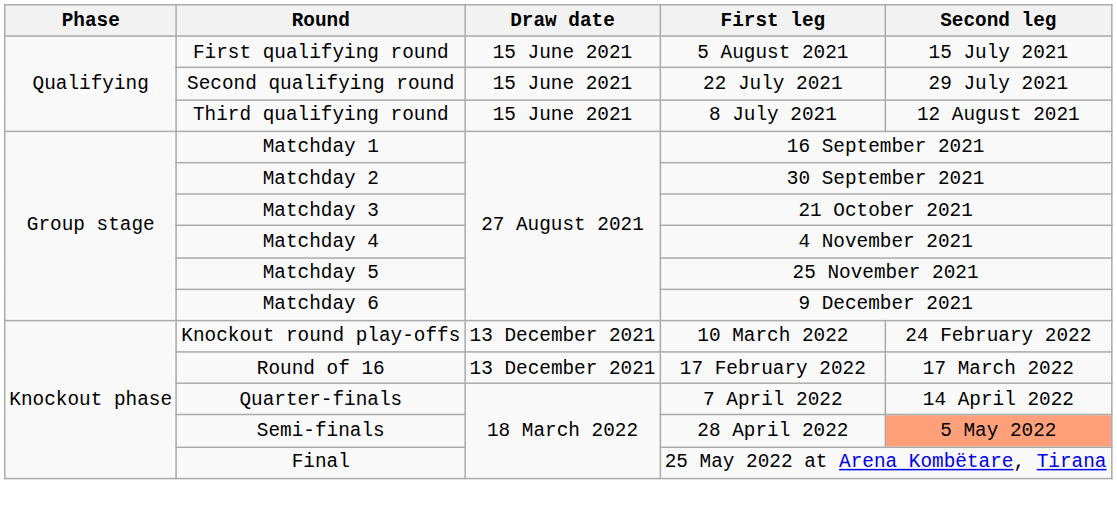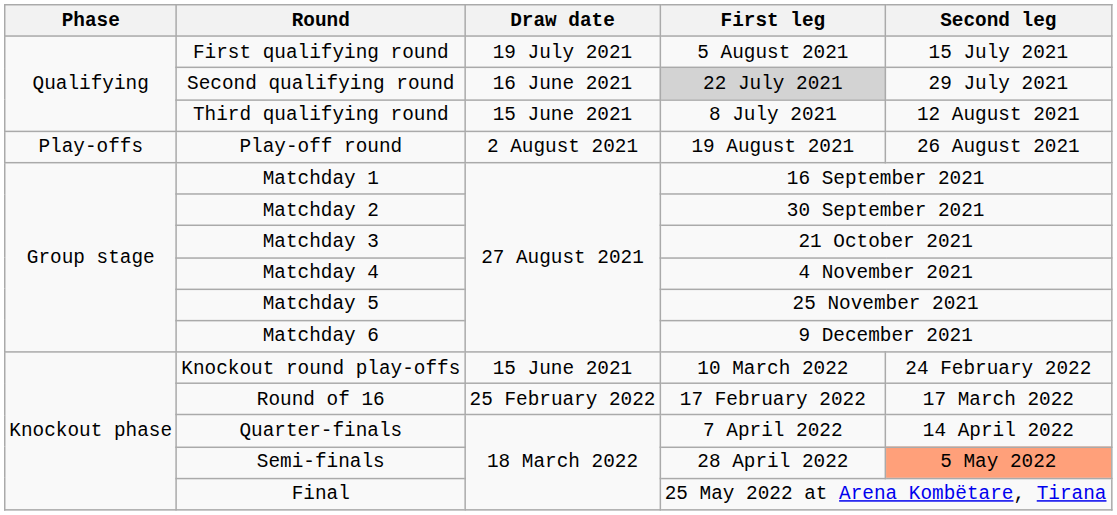(562, 52) 15 June 2021 -> (562, 52) 19 July 2021
(562, 84) 15 June 2021 -> (562, 84) 16 June 2021
(773, 84) no background -> (773, 84) lightgrey background
+ row: (321, 147)
(563, 336) 13 December 2021 -> (562, 368) 15 June 2021
(563, 368) 13 December 2021 -> (563, 399) 25 February 2022
